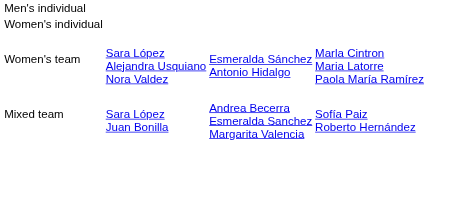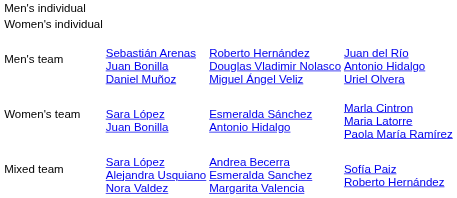+ row: (34, 59)
(156, 66) Sara López Alejandra Usquiano Nora Valdez -> (137, 121) Sara López Juan Bonilla
(137, 121) Sara López Juan Bonilla -> (156, 175) Sara López Alejandra Usquiano Nora Valdez
